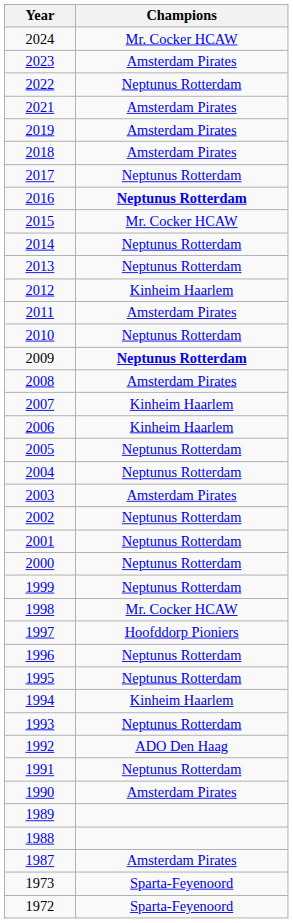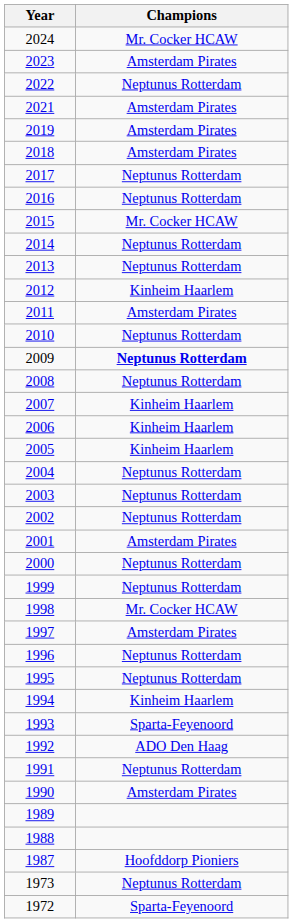(182, 198) bold -> (182, 198) normal
(182, 381) Amsterdam Pirates -> (182, 381) Neptunus Rotterdam
(182, 449) Neptunus Rotterdam -> (182, 449) Kinheim Haarlem
(182, 495) Amsterdam Pirates -> (182, 495) Neptunus Rotterdam
(182, 541) Neptunus Rotterdam -> (182, 541) Amsterdam Pirates
(182, 632) Hoofddorp Pioniers -> (182, 632) Amsterdam Pirates
(182, 723) Neptunus Rotterdam -> (182, 723) Sparta-Feyenoord
(182, 860) Amsterdam Pirates -> (182, 860) Hoofddorp Pioniers
(182, 883) Sparta-Feyenoord -> (182, 883) Neptunus Rotterdam
